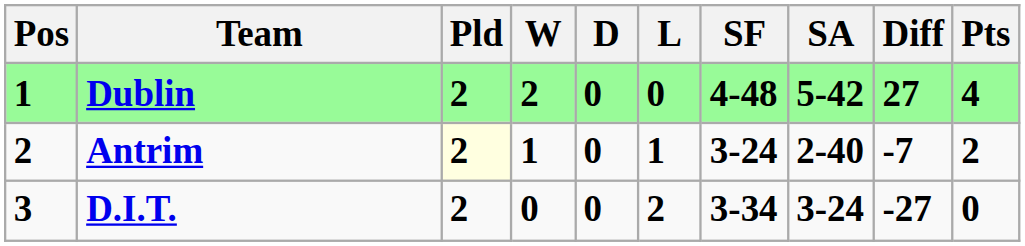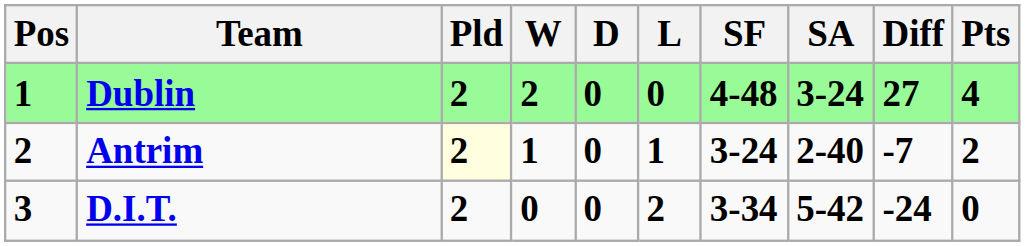(830, 92) 5-42 -> (830, 92) 3-24
(830, 209) 3-24 -> (830, 209) 5-42
(907, 209) -27 -> (907, 209) -24
